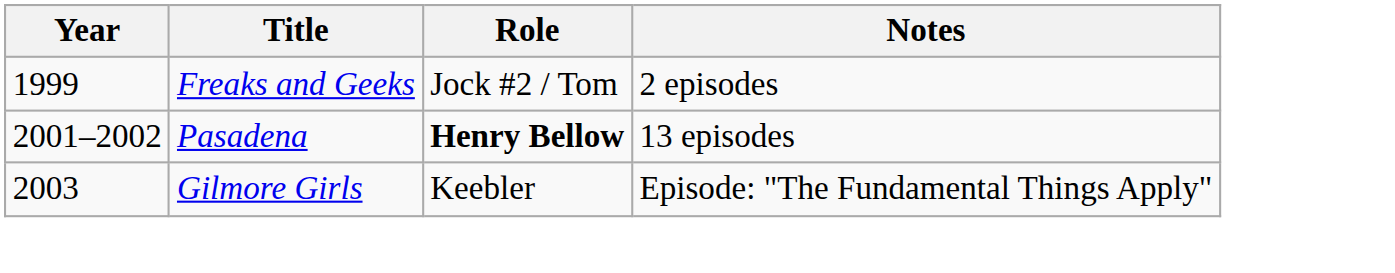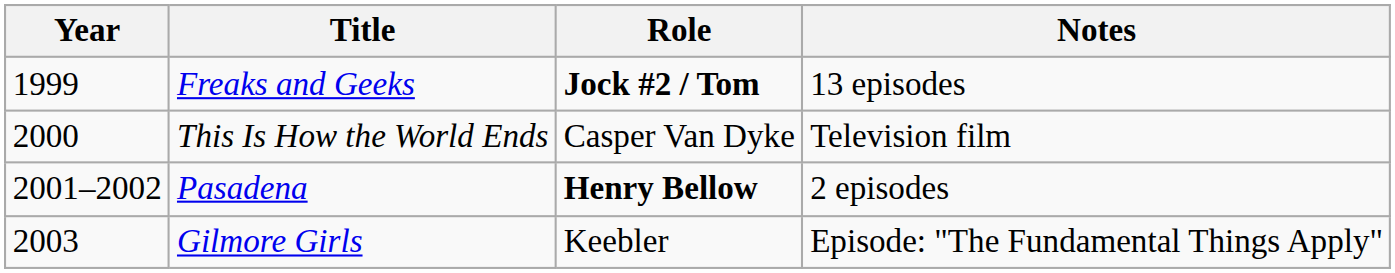(524, 83) normal -> (662, 83) bold
(709, 83) 2 episodes -> (888, 83) 13 episodes
+ row: (363, 135)
(717, 135) 13 episodes -> (880, 188) 2 episodes
